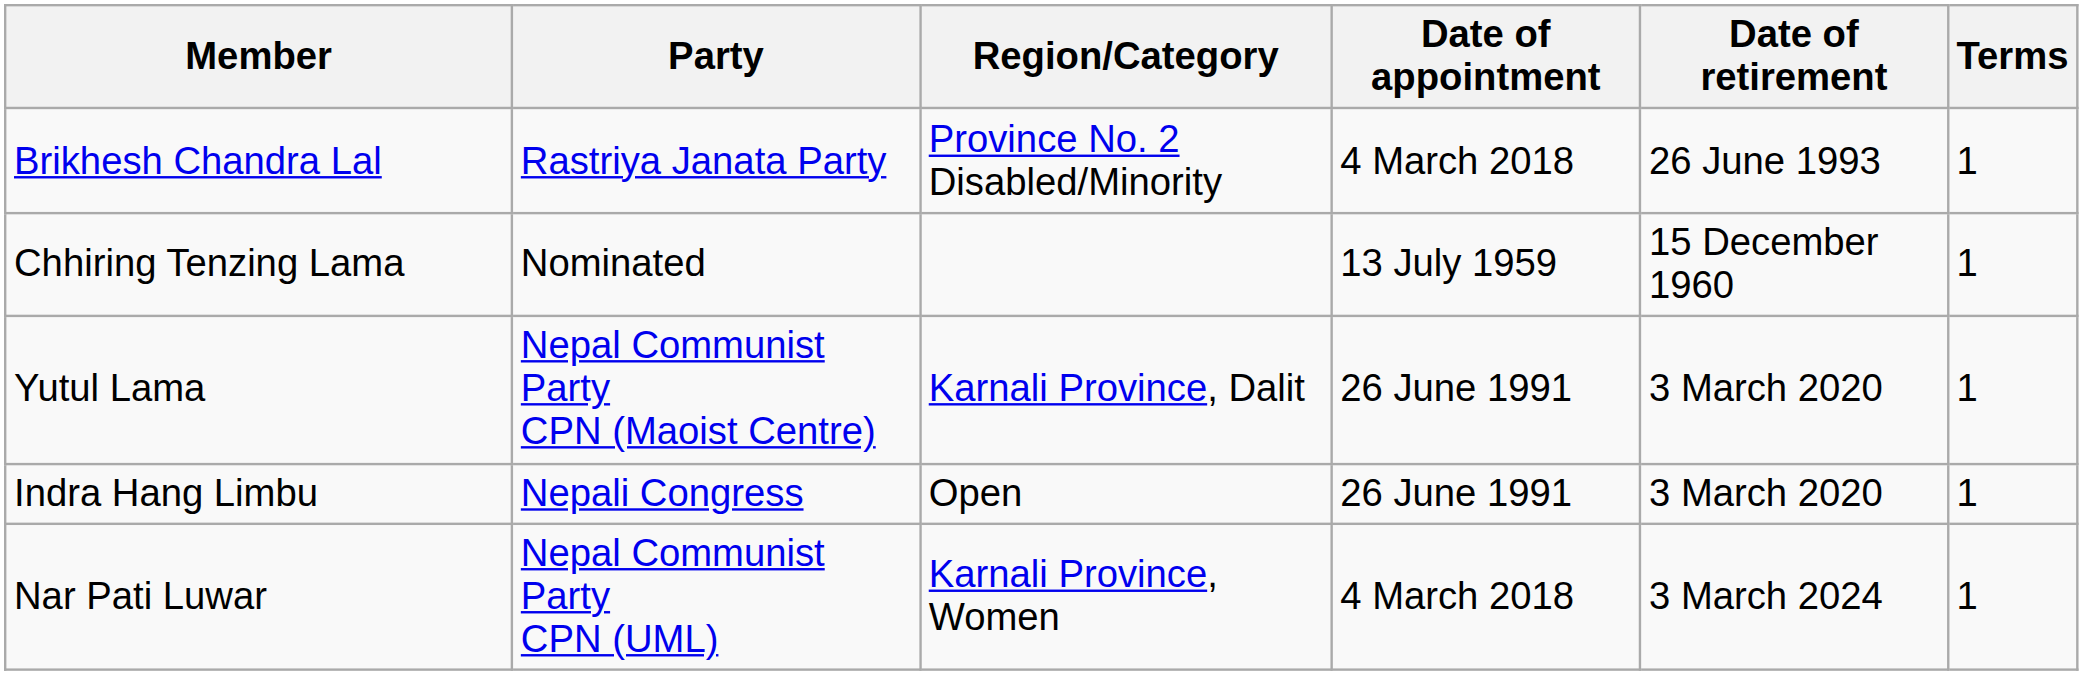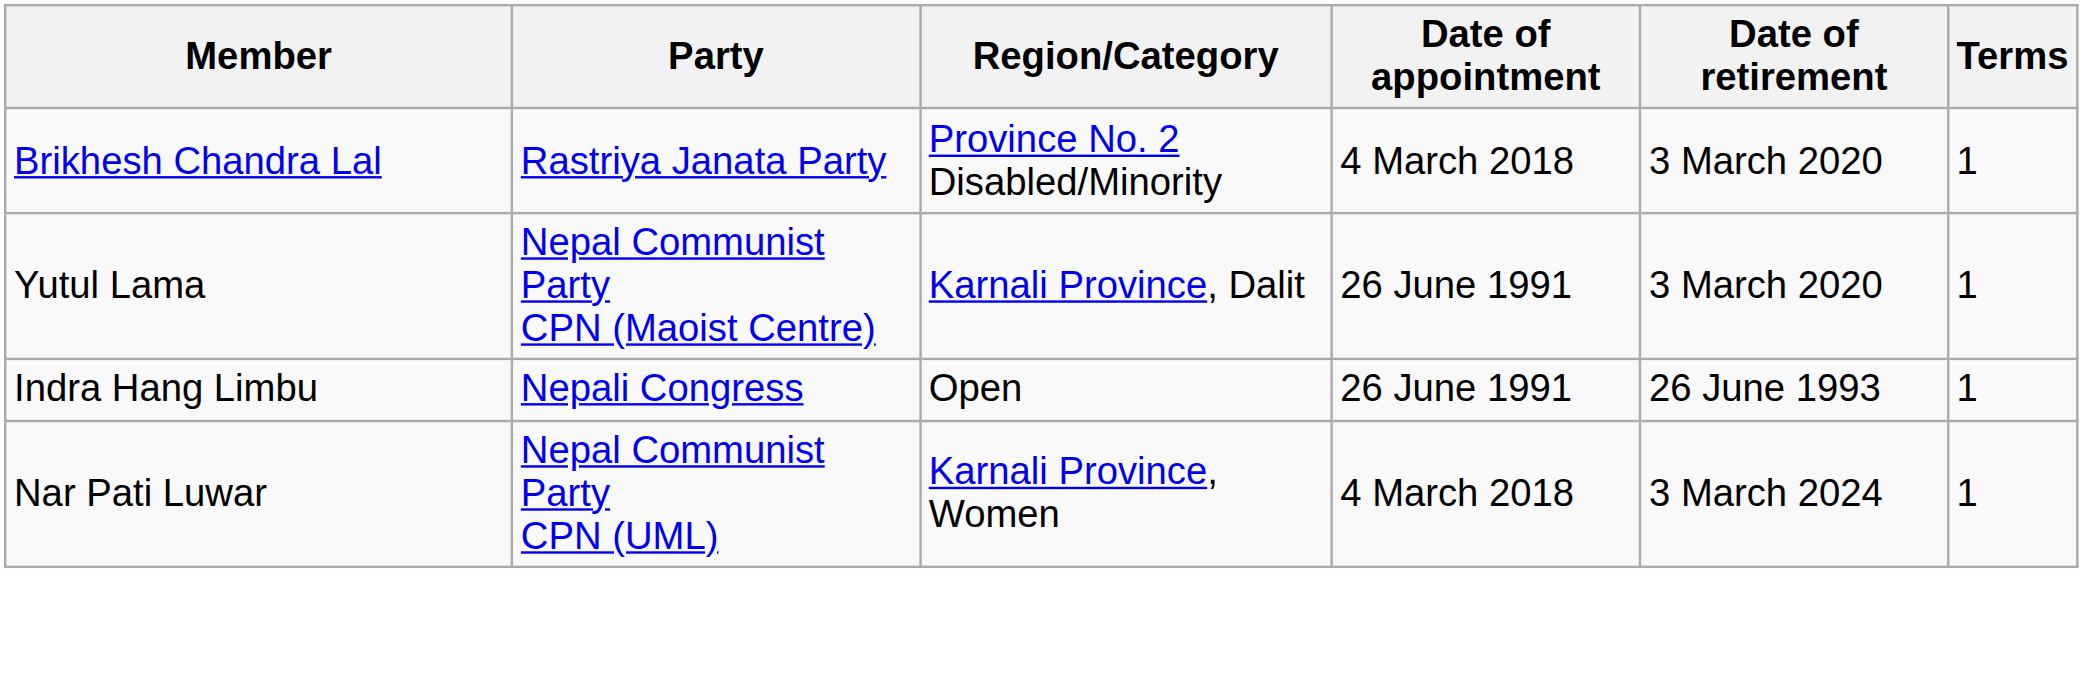(1765, 159) 26 June 1993 -> (1766, 159) 3 March 2020
- row: (209, 263)
(1766, 492) 3 March 2020 -> (1765, 388) 26 June 1993
